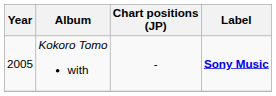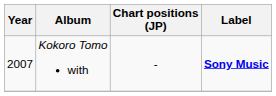(20, 63) 2005 -> (20, 63) 2007
